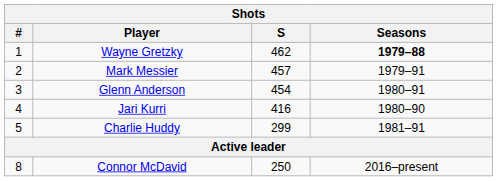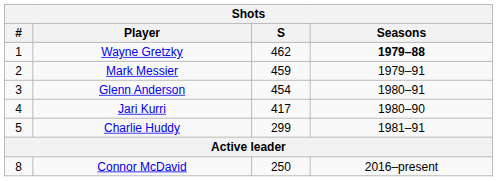(281, 71) 457 -> (281, 71) 459
(281, 109) 416 -> (281, 109) 417
